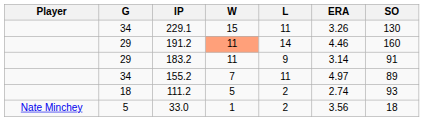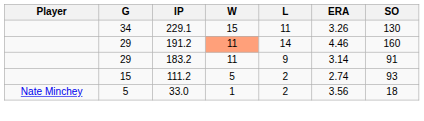- row: (179, 76)
(126, 92) 18 -> (126, 76) 15
